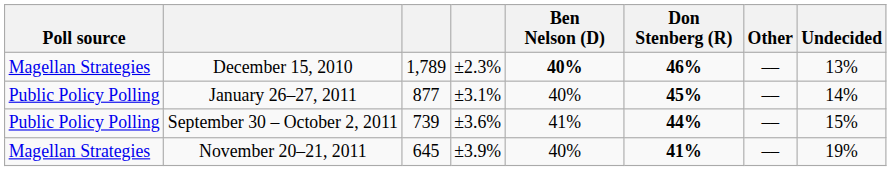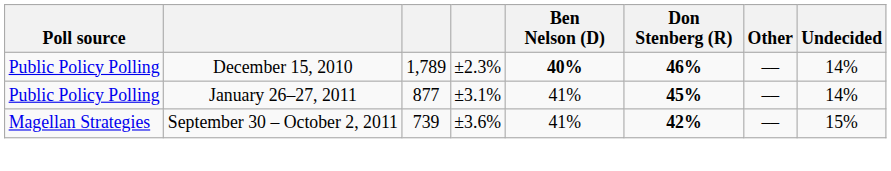(79, 66) Magellan Strategies -> (84, 66) Public Policy Polling
(842, 66) 13% -> (842, 66) 14%
(565, 94) 40% -> (565, 94) 41%
(84, 123) Public Policy Polling -> (79, 123) Magellan Strategies
(684, 123) 44% -> (684, 123) 42%
- row: (283, 151)
